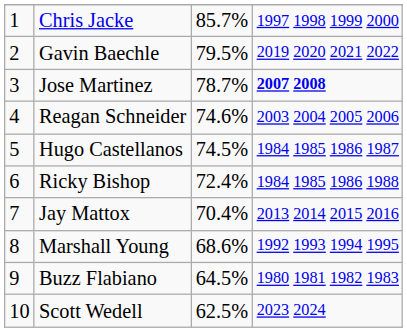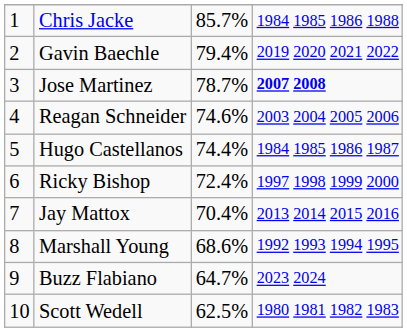(328, 20) 1997 1998 1999 2000 -> (328, 20) 1984 1985 1986 1988
(222, 52) 79.5% -> (222, 52) 79.4%
(222, 149) 74.5% -> (222, 149) 74.4%
(328, 181) 1984 1985 1986 1988 -> (328, 181) 1997 1998 1999 2000
(222, 278) 64.5% -> (222, 278) 64.7%
(328, 278) 1980 1981 1982 1983 -> (291, 278) 2023 2024
(291, 310) 2023 2024 -> (328, 310) 1980 1981 1982 1983
